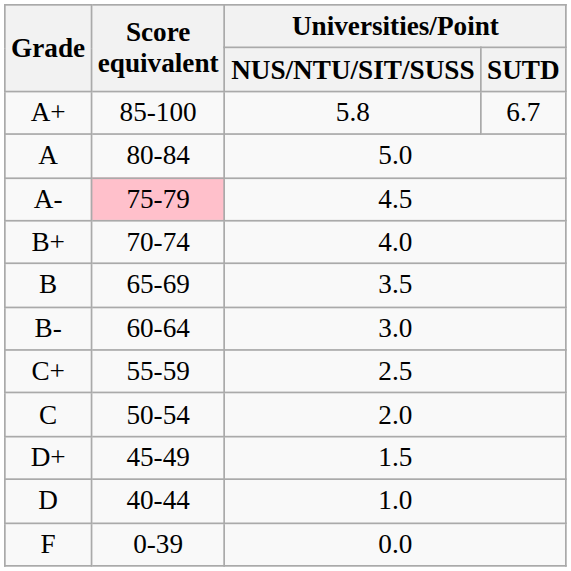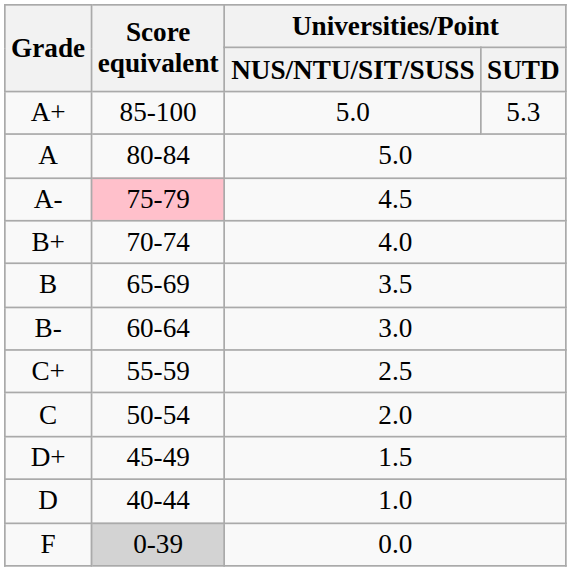(353, 112) 5.8 -> (353, 112) 5.0
(523, 112) 6.7 -> (523, 112) 5.3
(158, 543) no background -> (158, 543) lightgrey background
